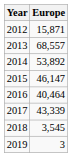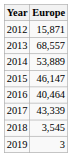(51, 62) 53,892 -> (51, 62) 53,889
